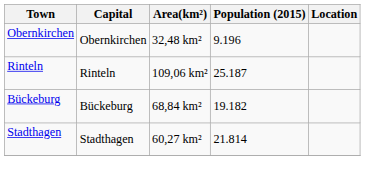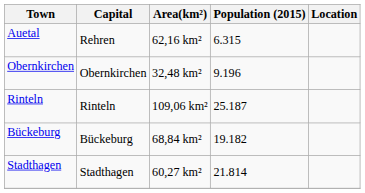+ row: (23, 33)
